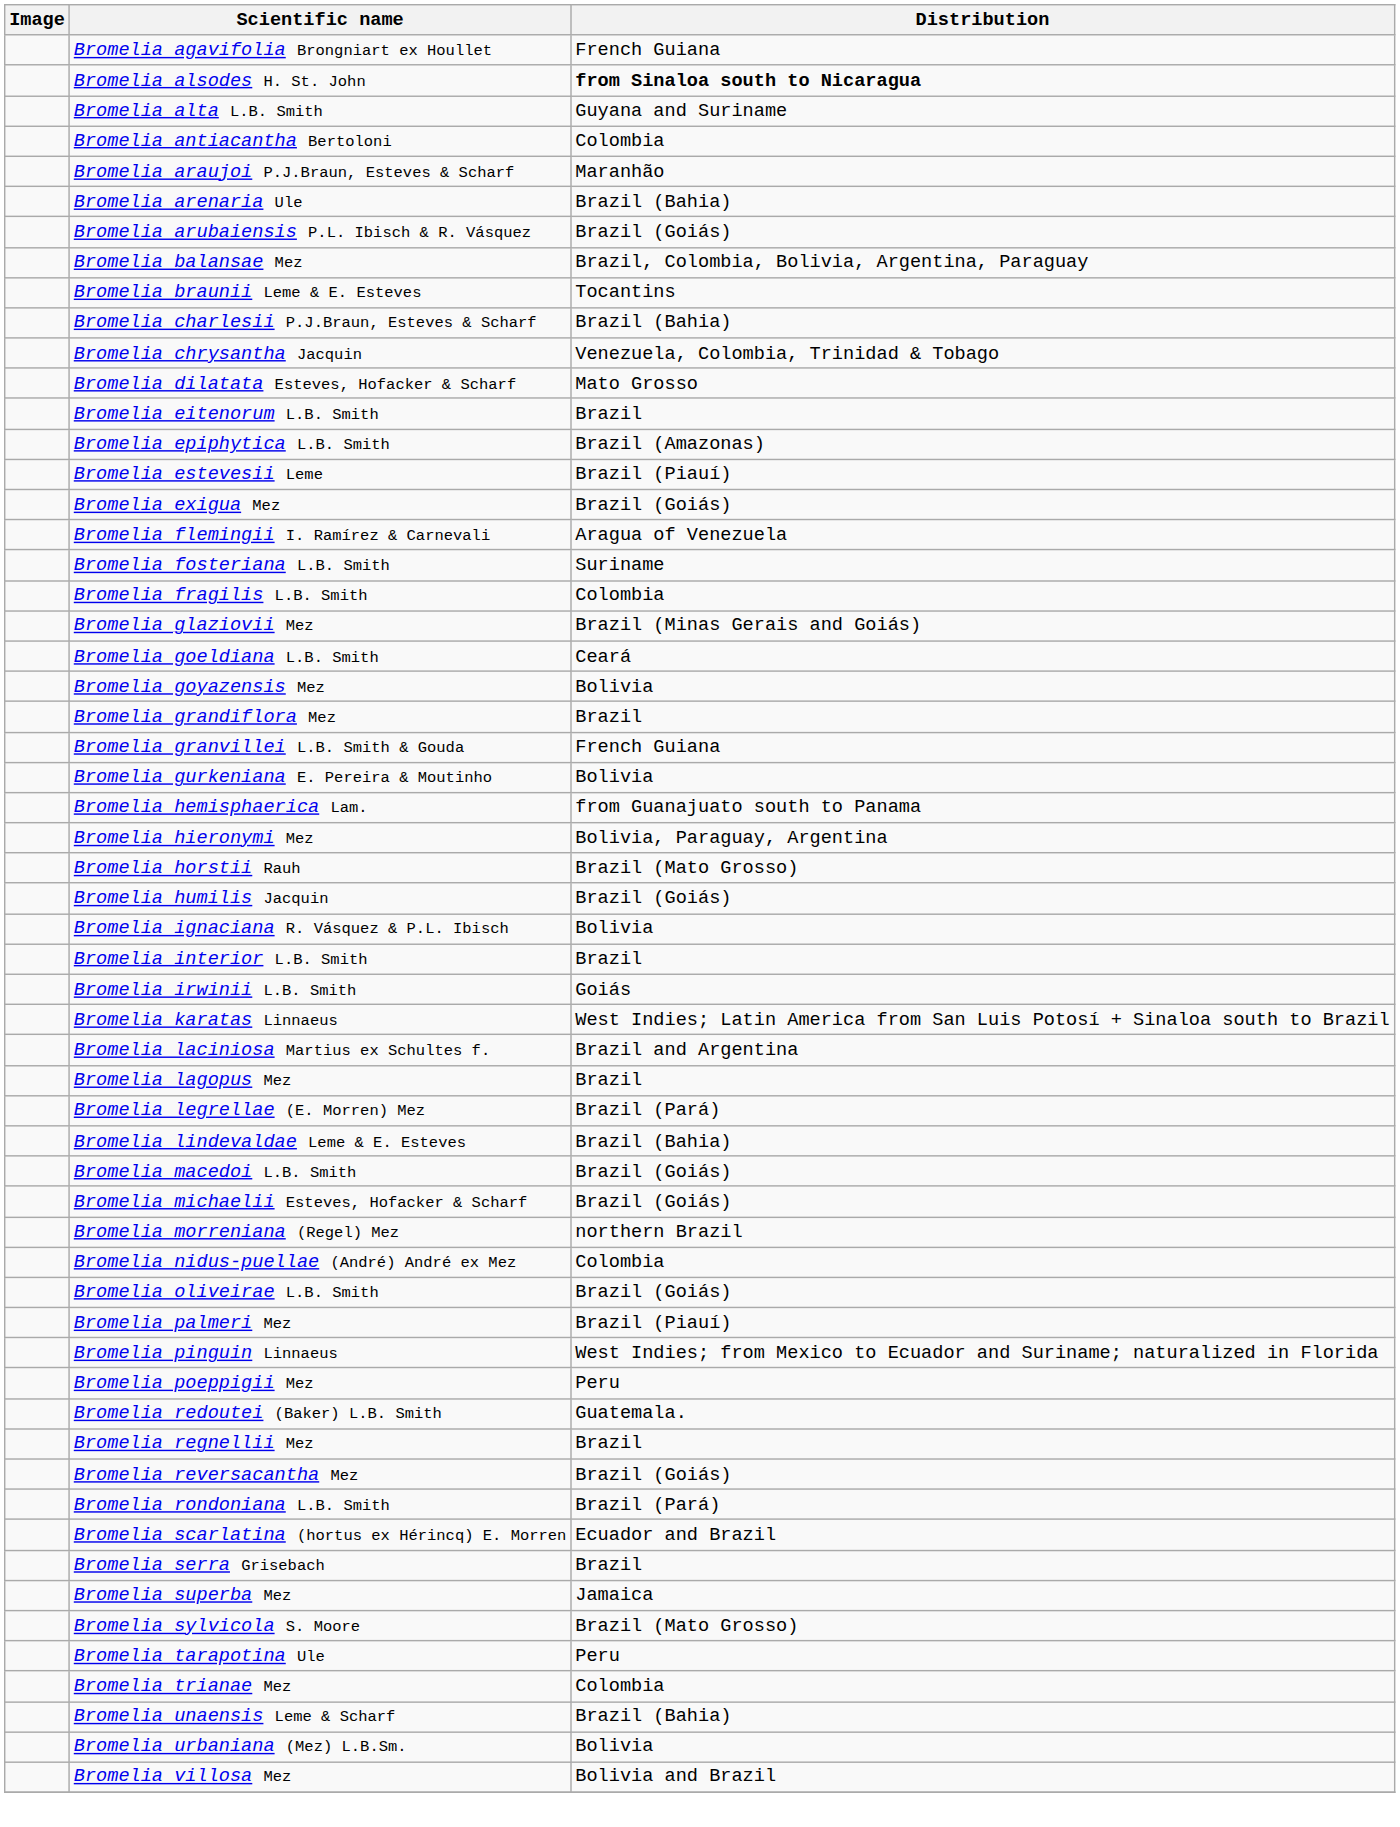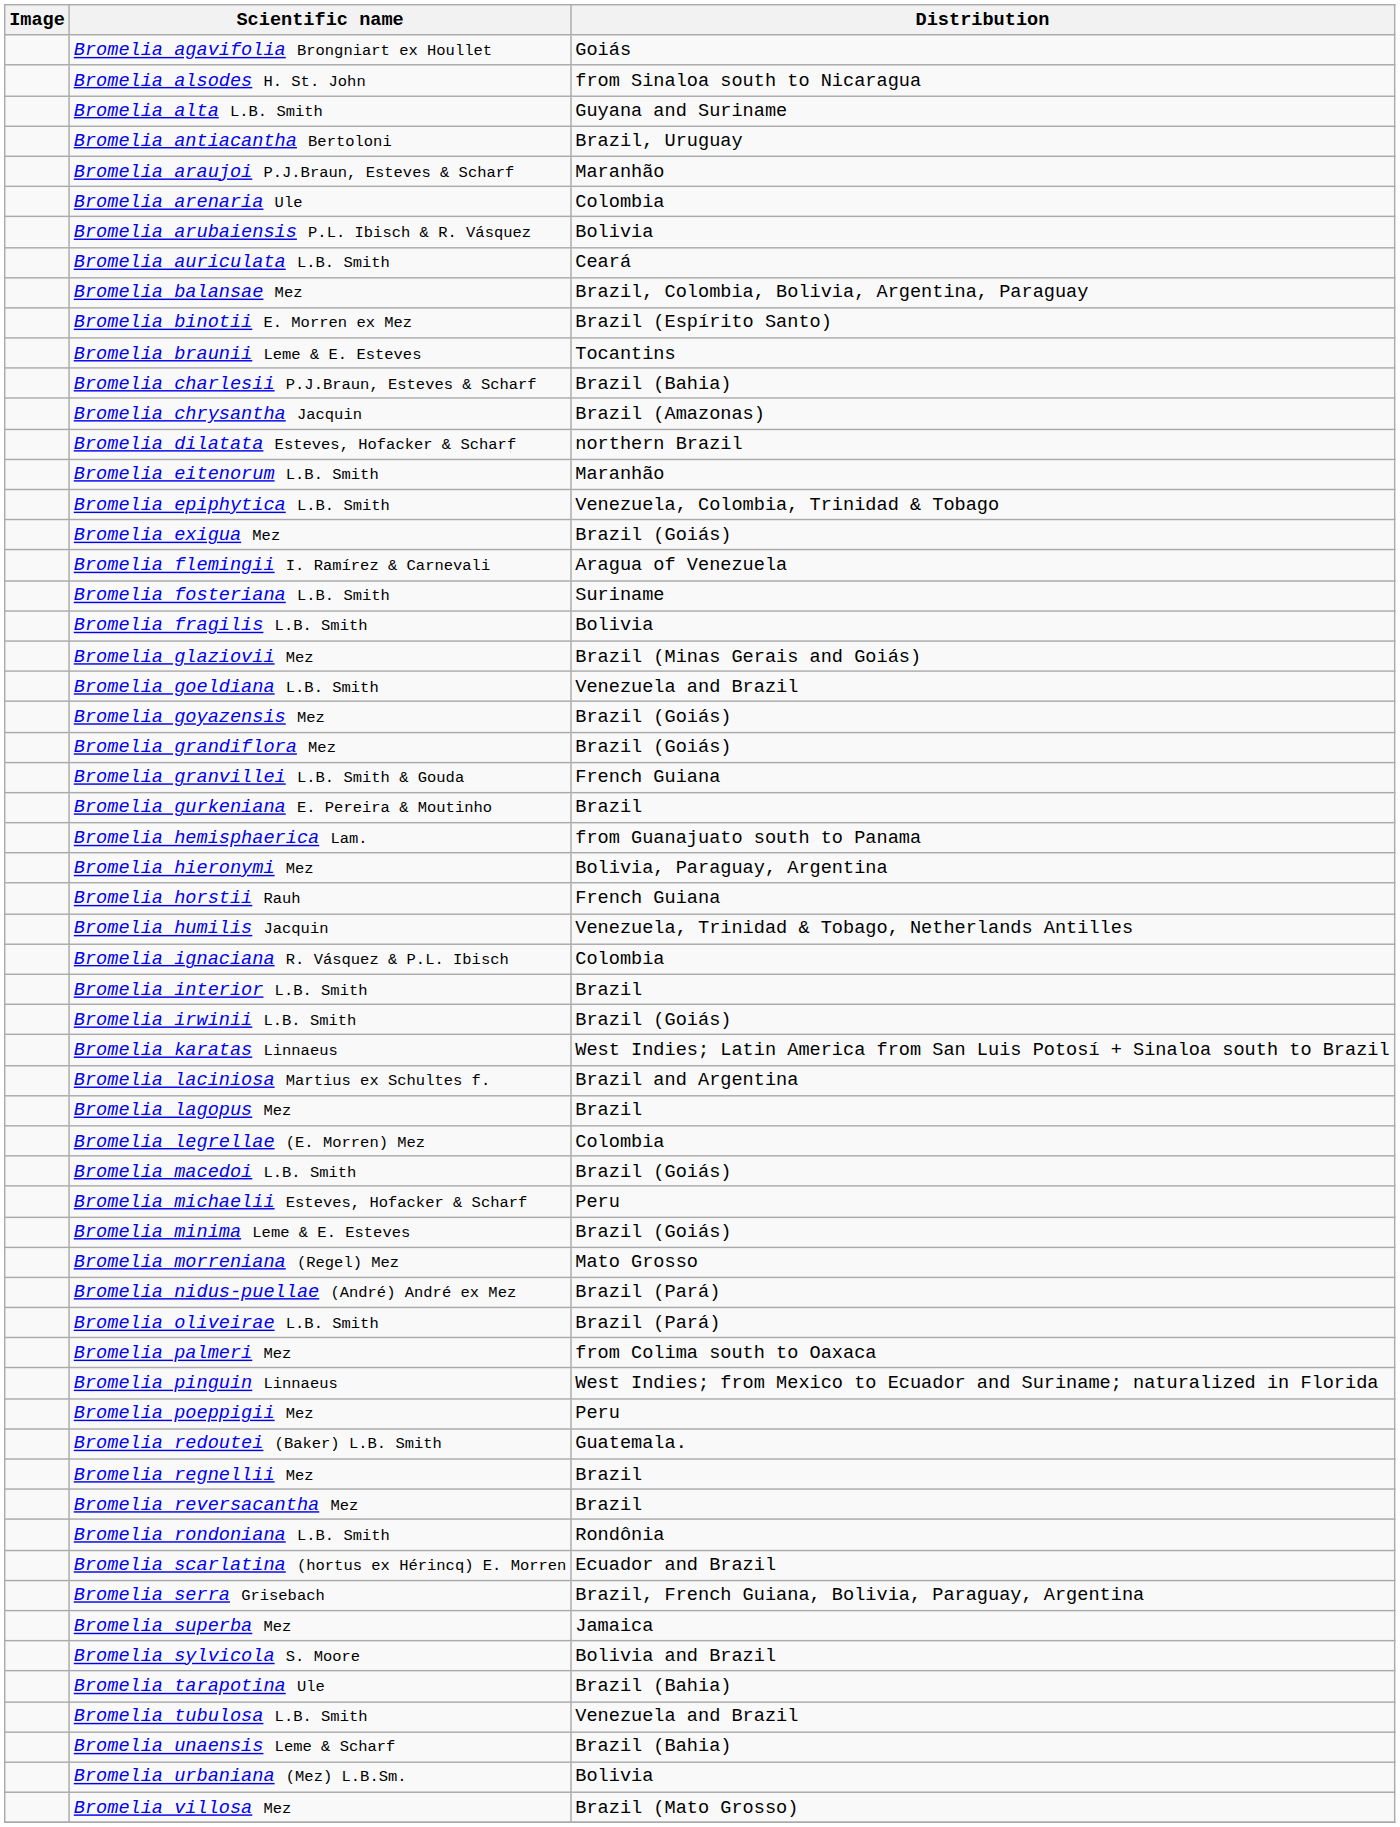(648, 50) French Guiana -> (603, 50) Goiás
(748, 80) bold -> (748, 80) normal
(620, 141) Colombia -> (659, 141) Brazil, Uruguay
(653, 202) Brazil (Bahia) -> (620, 202) Colombia
(653, 232) Brazil (Goiás) -> (614, 232) Bolivia
+ row: (232, 262)
+ row: (243, 323)
(787, 353) Venezuela, Colombia, Trinidad & Tobago -> (670, 414) Brazil (Amazonas)
(637, 383) Mato Grosso -> (659, 444) northern Brazil
(609, 414) Brazil -> (620, 474) Maranhão
(670, 444) Brazil (Amazonas) -> (787, 505) Venezuela, Colombia, Trinidad & Tobago
- row: (198, 474)
(620, 596) Colombia -> (614, 626) Bolivia
(603, 656) Ceará -> (687, 686) Venezuela and Brazil
(614, 686) Bolivia -> (653, 717) Brazil (Goiás)
(609, 717) Brazil -> (653, 747) Brazil (Goiás)
(614, 777) Bolivia -> (609, 808) Brazil
(687, 868) Brazil (Mato Grosso) -> (648, 899) French Guiana
(653, 899) Brazil (Goiás) -> (854, 929) Venezuela, Trinidad & Tobago, Netherlands Antilles
(614, 929) Bolivia -> (620, 959) Colombia
(603, 989) Goiás -> (653, 1020) Brazil (Goiás)
(648, 1111) Brazil (Pará) -> (620, 1141) Colombia
- row: (270, 1141)
(653, 1201) Brazil (Goiás) -> (598, 1201) Peru
+ row: (242, 1232)
(659, 1232) northern Brazil -> (637, 1262) Mato Grosso
(620, 1262) Colombia -> (648, 1292) Brazil (Pará)
(653, 1292) Brazil (Goiás) -> (648, 1323) Brazil (Pará)
(653, 1323) Brazil (Piauí) -> (726, 1353) from Colima south to Oaxaca
(653, 1474) Brazil (Goiás) -> (609, 1504) Brazil
(648, 1504) Brazil (Pará) -> (620, 1535) Rondônia
(609, 1565) Brazil -> (860, 1595) Brazil, French Guiana, Bolivia, Paraguay, Argentina
(687, 1626) Brazil (Mato Grosso) -> (676, 1656) Bolivia and Brazil
(598, 1656) Peru -> (653, 1686) Brazil (Bahia)
- row: (183, 1686)
+ row: (221, 1717)
(676, 1777) Bolivia and Brazil -> (687, 1807) Brazil (Mato Grosso)
